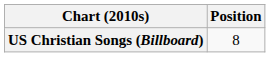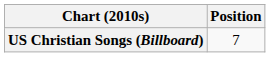(236, 39) 8 -> (236, 39) 7
